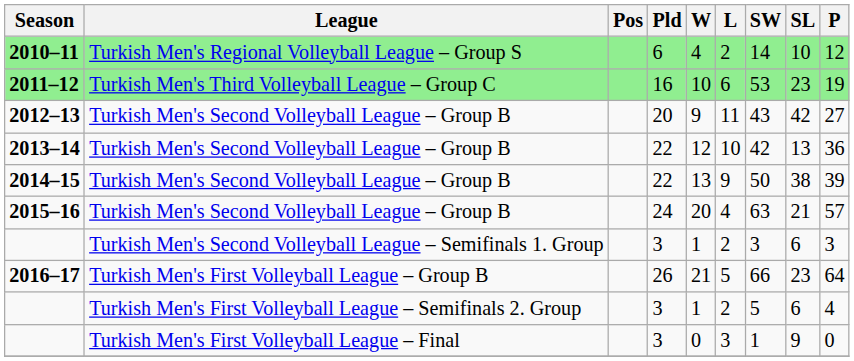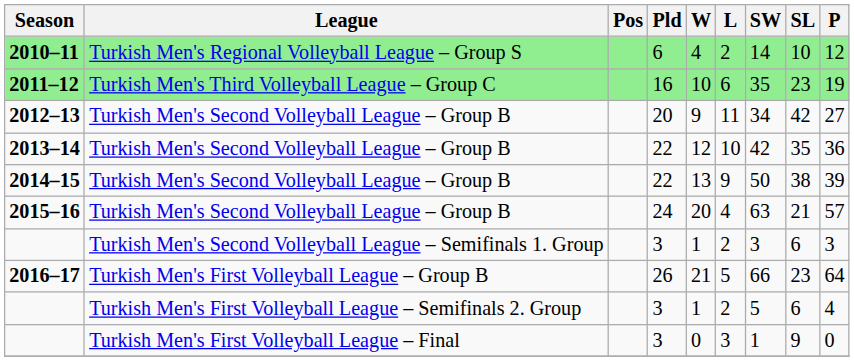(760, 84) 53 -> (760, 84) 35
(760, 116) 43 -> (760, 116) 34
(801, 148) 13 -> (801, 148) 35
